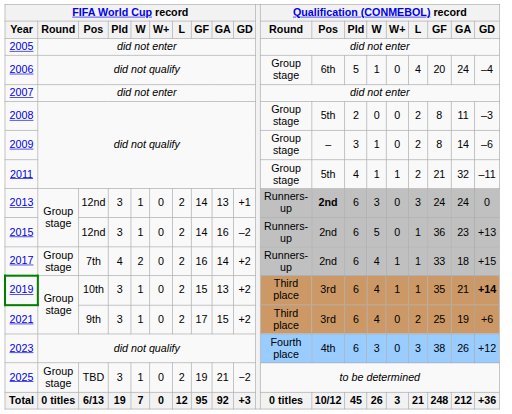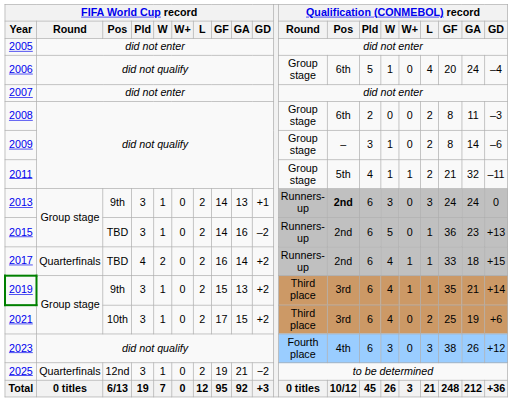(328, 116) 5th -> (343, 116) 6th
(93, 203) 12nd -> (117, 203) 9th
(93, 232) 12nd -> (117, 232) TBD
(58, 261) Group stage -> (70, 261) Quarterfinals
(93, 261) 7th -> (117, 261) TBD
(93, 290) 10th -> (117, 290) 9th
(487, 290) bold -> (496, 290) normal
(93, 319) 9th -> (117, 319) 10th
(58, 377) Group stage -> (70, 371) Quarterfinals
(93, 377) TBD -> (117, 371) 12nd
